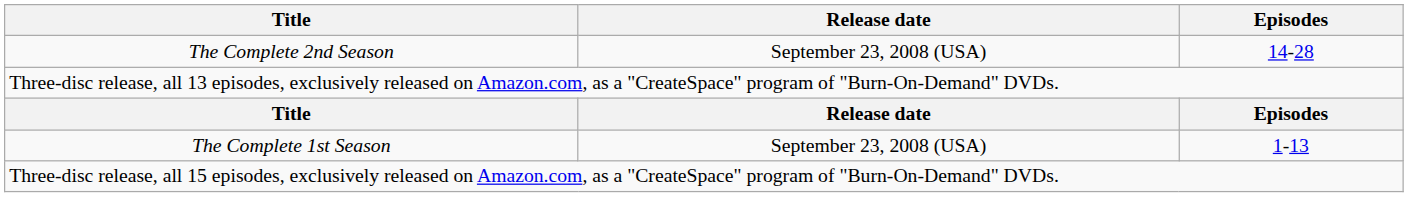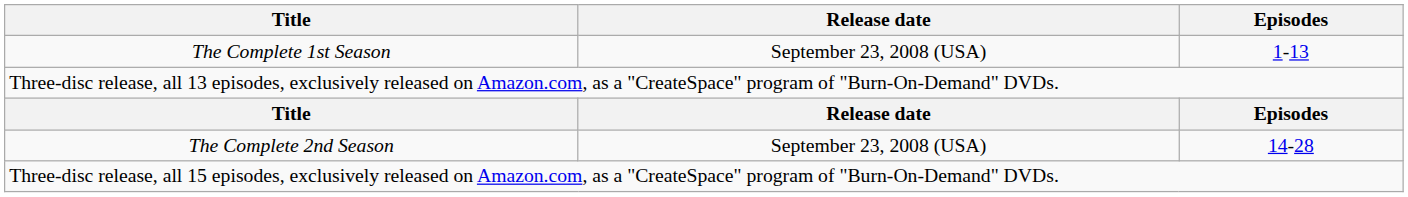rows swapped: (291, 144) <-> (291, 51)
